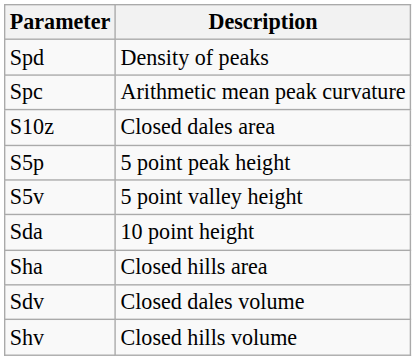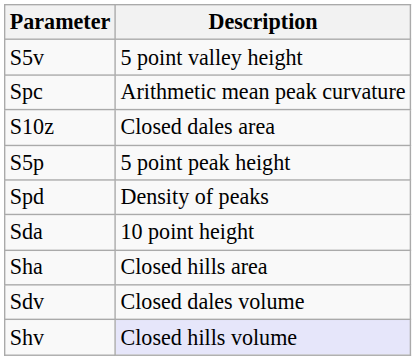rows swapped: (27, 57) <-> (27, 197)
(209, 337) no background -> (209, 337) lavender background
